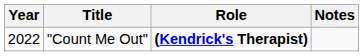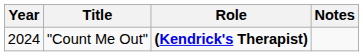(24, 39) 2022 -> (24, 39) 2024
